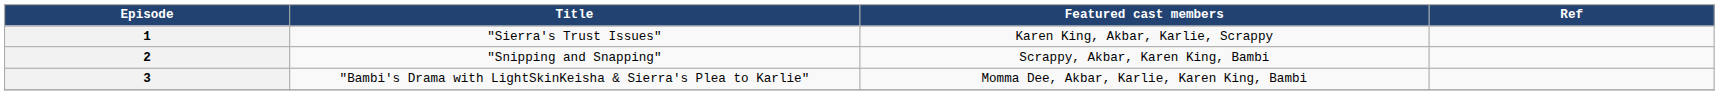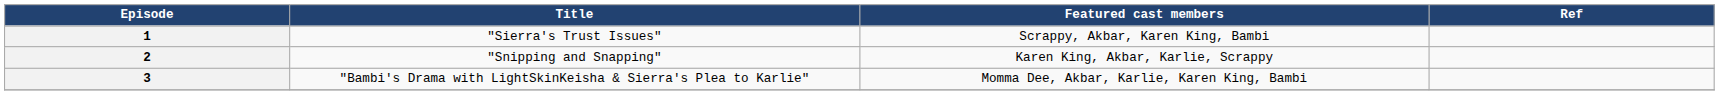(1144, 36) Karen King, Akbar, Karlie, Scrappy -> (1144, 36) Scrappy, Akbar, Karen King, Bambi
(1144, 57) Scrappy, Akbar, Karen King, Bambi -> (1144, 57) Karen King, Akbar, Karlie, Scrappy
